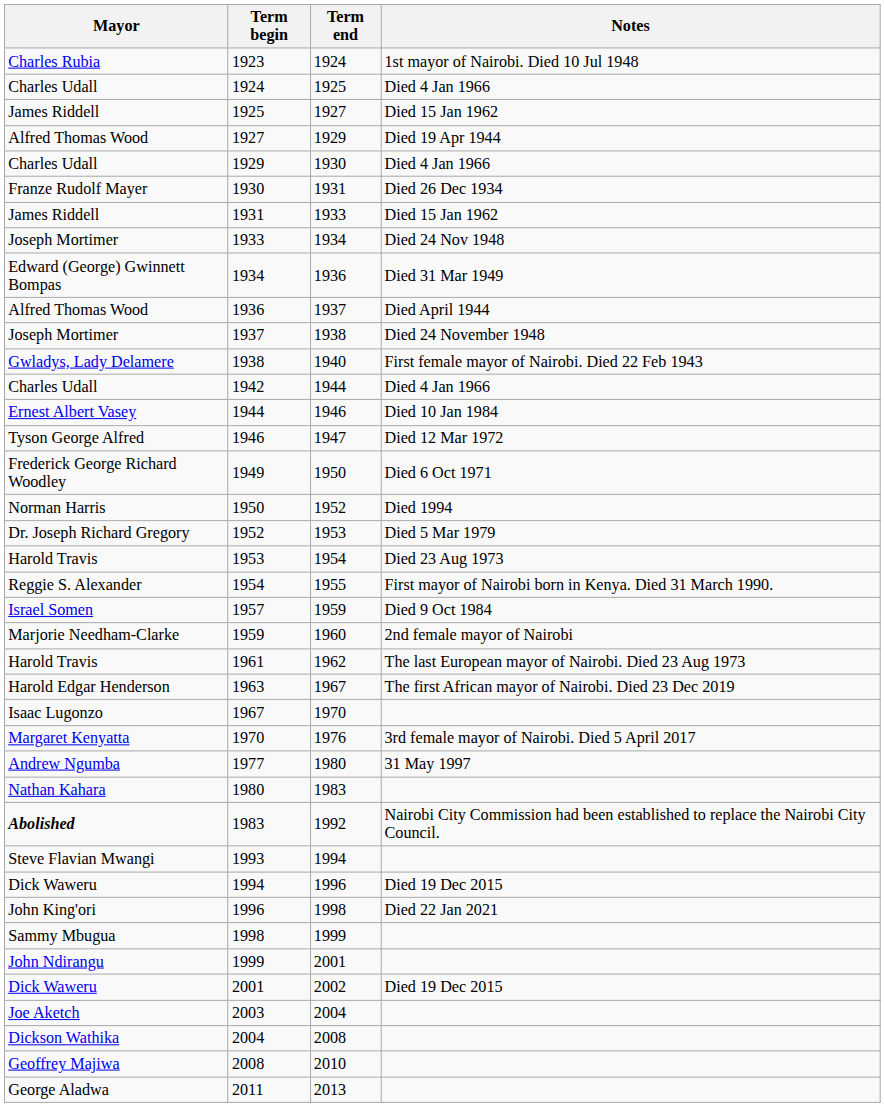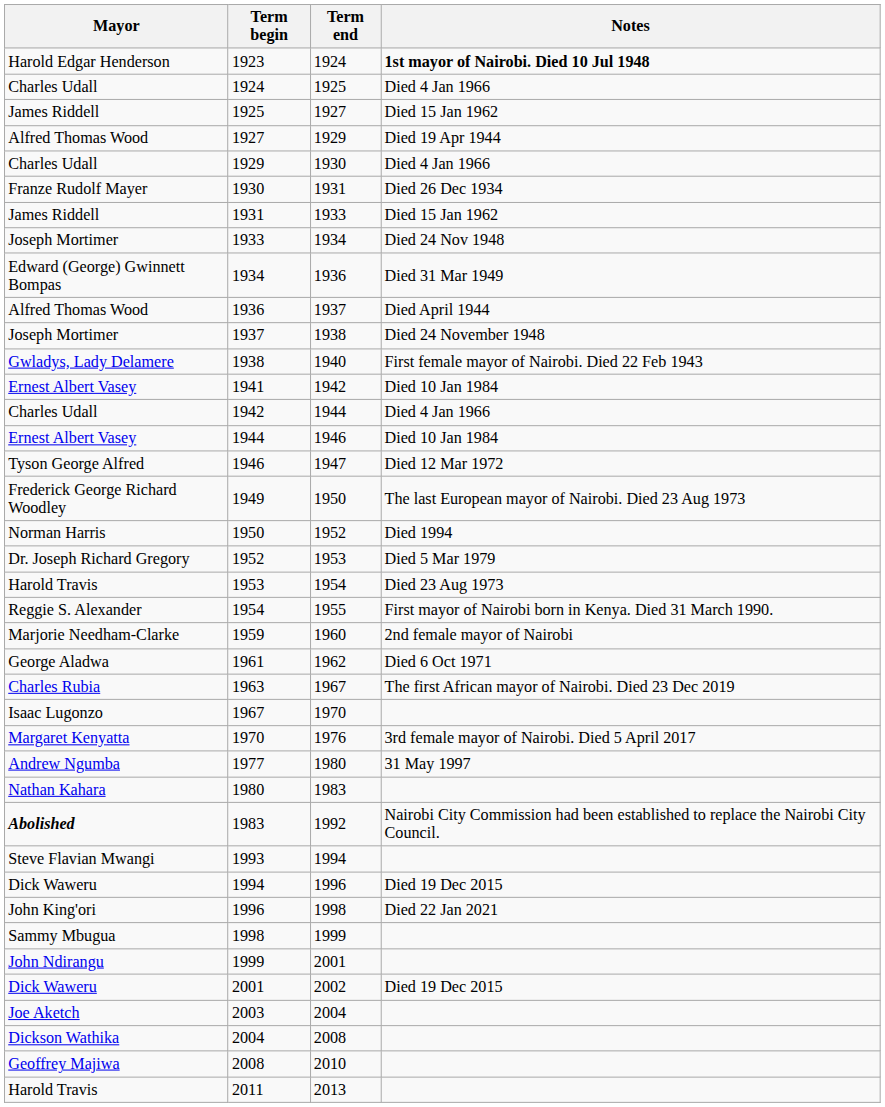(54, 61) Charles Rubia -> (89, 61) Harold Edgar Henderson
(512, 61) normal -> (517, 61) bold
+ row: (248, 386)
(438, 472) Died 6 Oct 1971 -> (565, 498) The last European mayor of Nairobi. Died 23 Aug 1973
- row: (248, 610)
(53, 661) Harold Travis -> (59, 661) George Aladwa
(565, 661) The last European mayor of Nairobi. Died 23 Aug 1973 -> (438, 661) Died 6 Oct 1971
(89, 686) Harold Edgar Henderson -> (54, 686) Charles Rubia
(59, 1089) George Aladwa -> (53, 1089) Harold Travis
